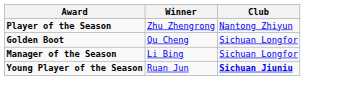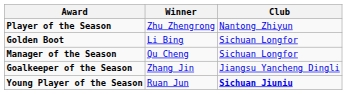(168, 40) Qu Cheng -> (165, 40) Li Bing
(165, 54) Li Bing -> (168, 54) Qu Cheng
+ row: (69, 68)
